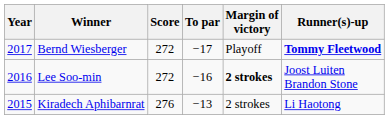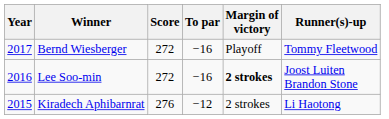(202, 49) −17 -> (202, 49) −16
(333, 49) bold -> (331, 49) normal
(202, 104) −13 -> (202, 104) −12
